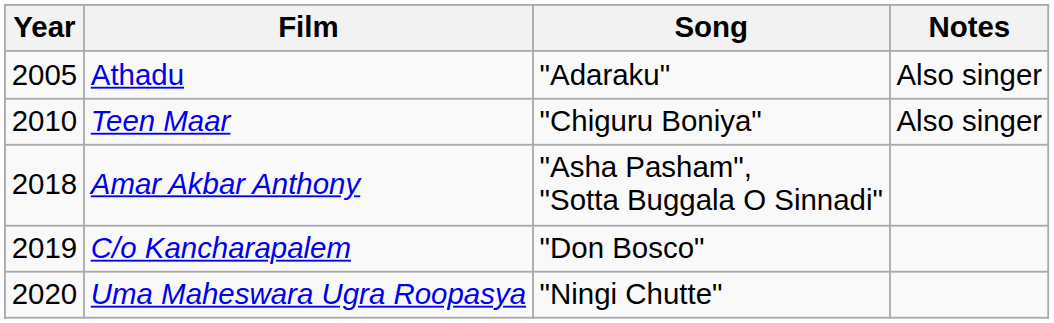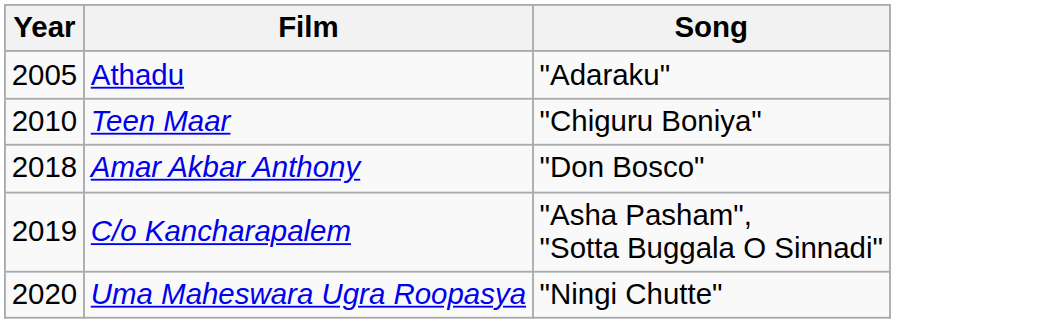- column: (969, 27)
(711, 184) "Asha Pasham", "Sotta Buggala O Sinnadi" -> (622, 167) "Don Bosco"
(622, 247) "Don Bosco" -> (711, 231) "Asha Pasham", "Sotta Buggala O Sinnadi"
